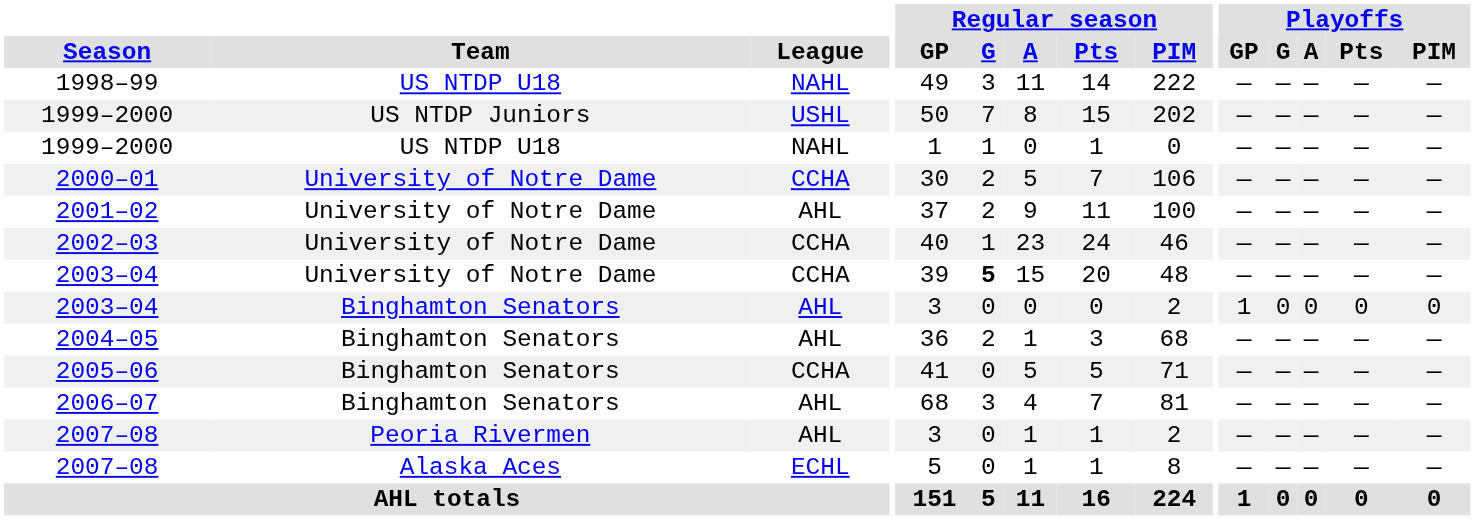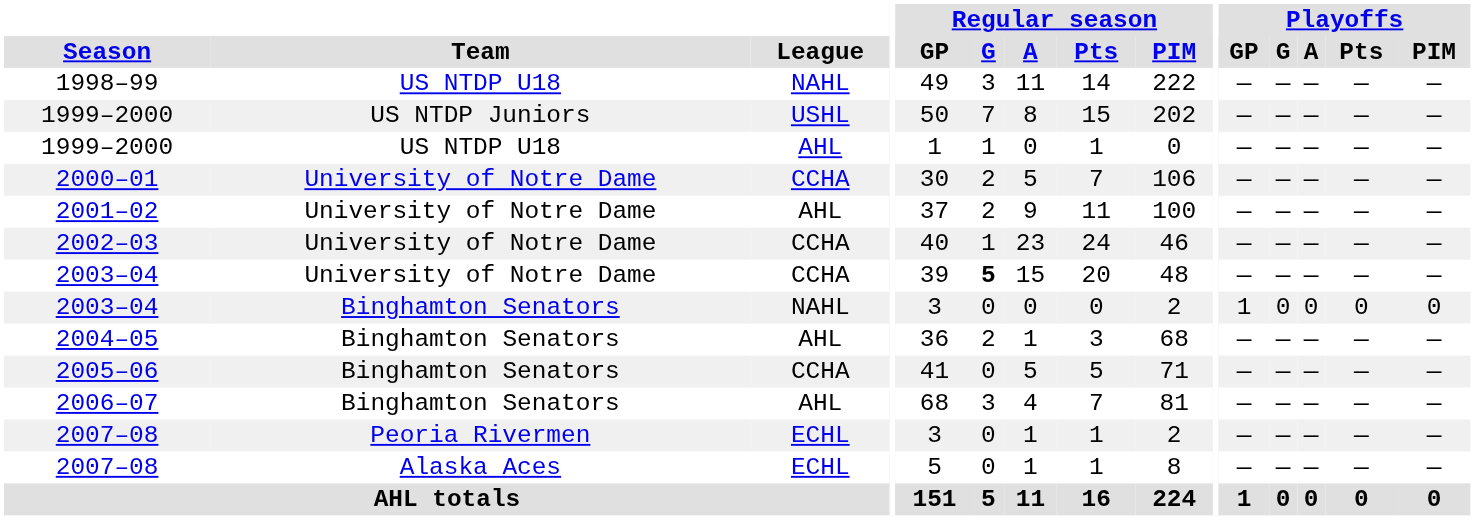(820, 148) NAHL -> (820, 148) AHL
(820, 308) AHL -> (820, 308) NAHL
(820, 435) AHL -> (820, 435) ECHL
